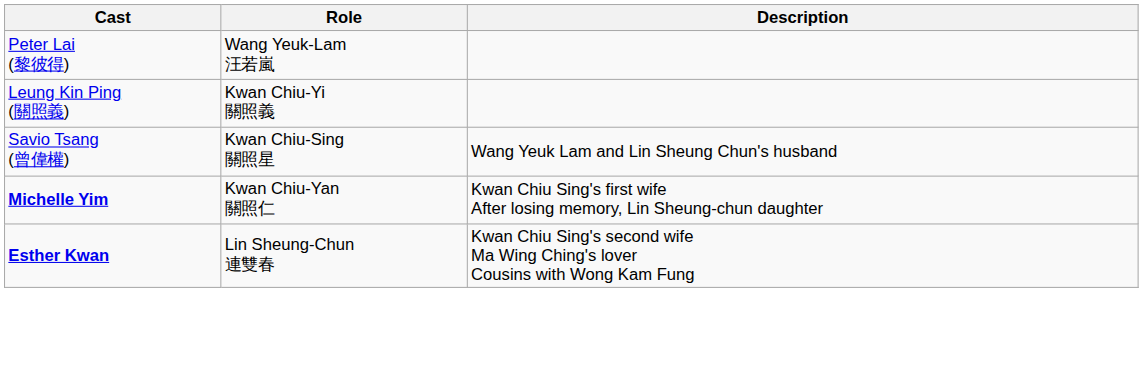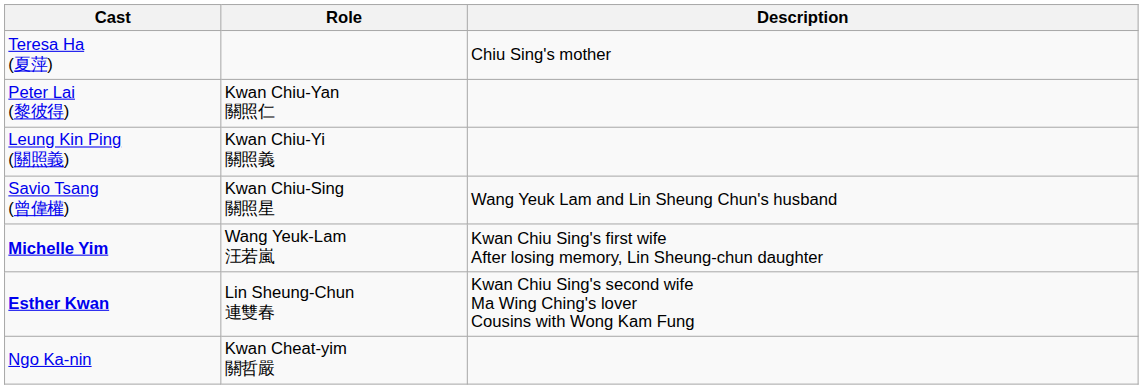+ row: (46, 53)
(285, 53) Wang Yeuk-Lam 汪若嵐 -> (282, 102) Kwan Chiu-Yan 關照仁
(282, 198) Kwan Chiu-Yan 關照仁 -> (285, 246) Wang Yeuk-Lam 汪若嵐
+ row: (50, 359)
